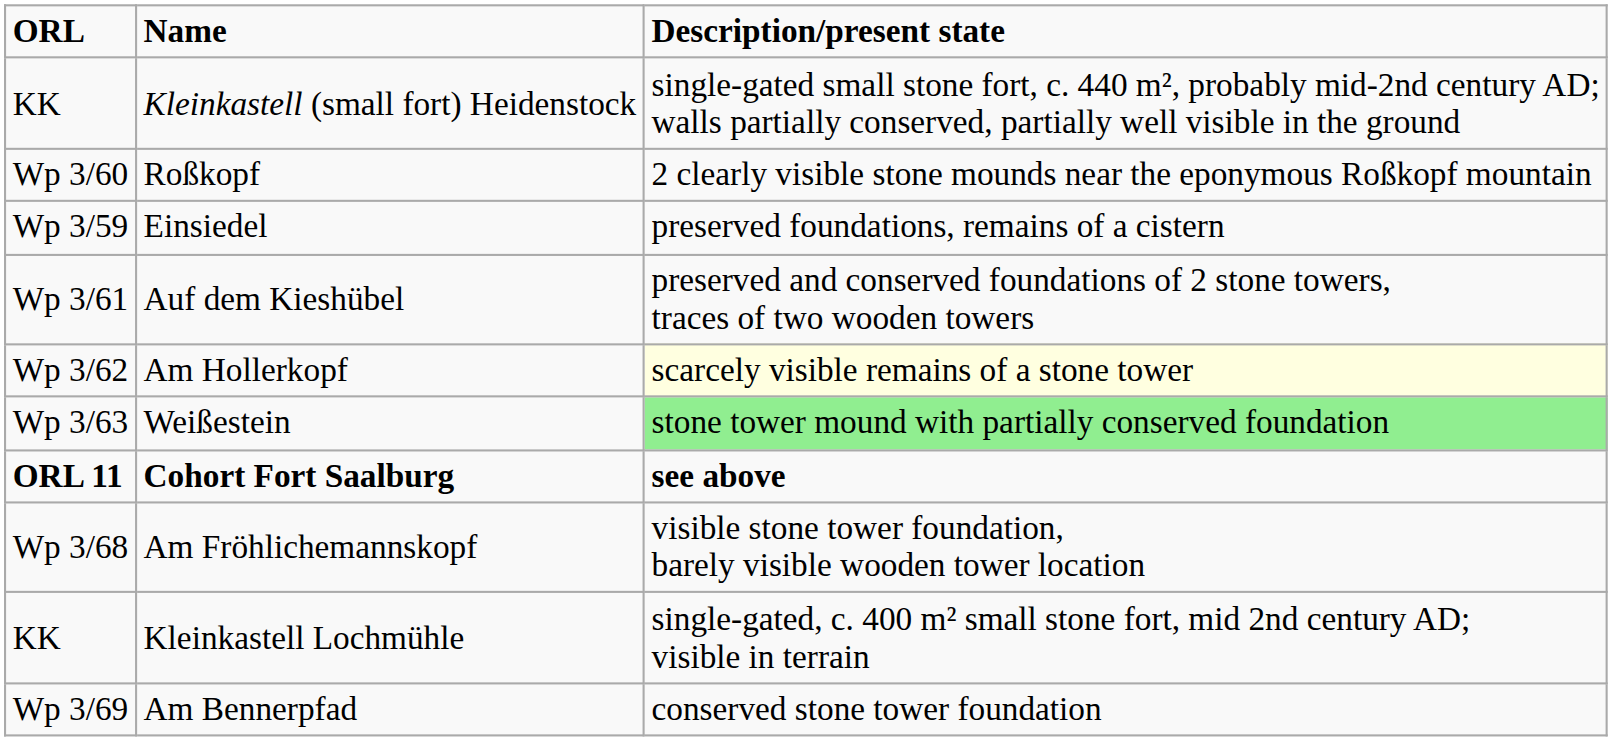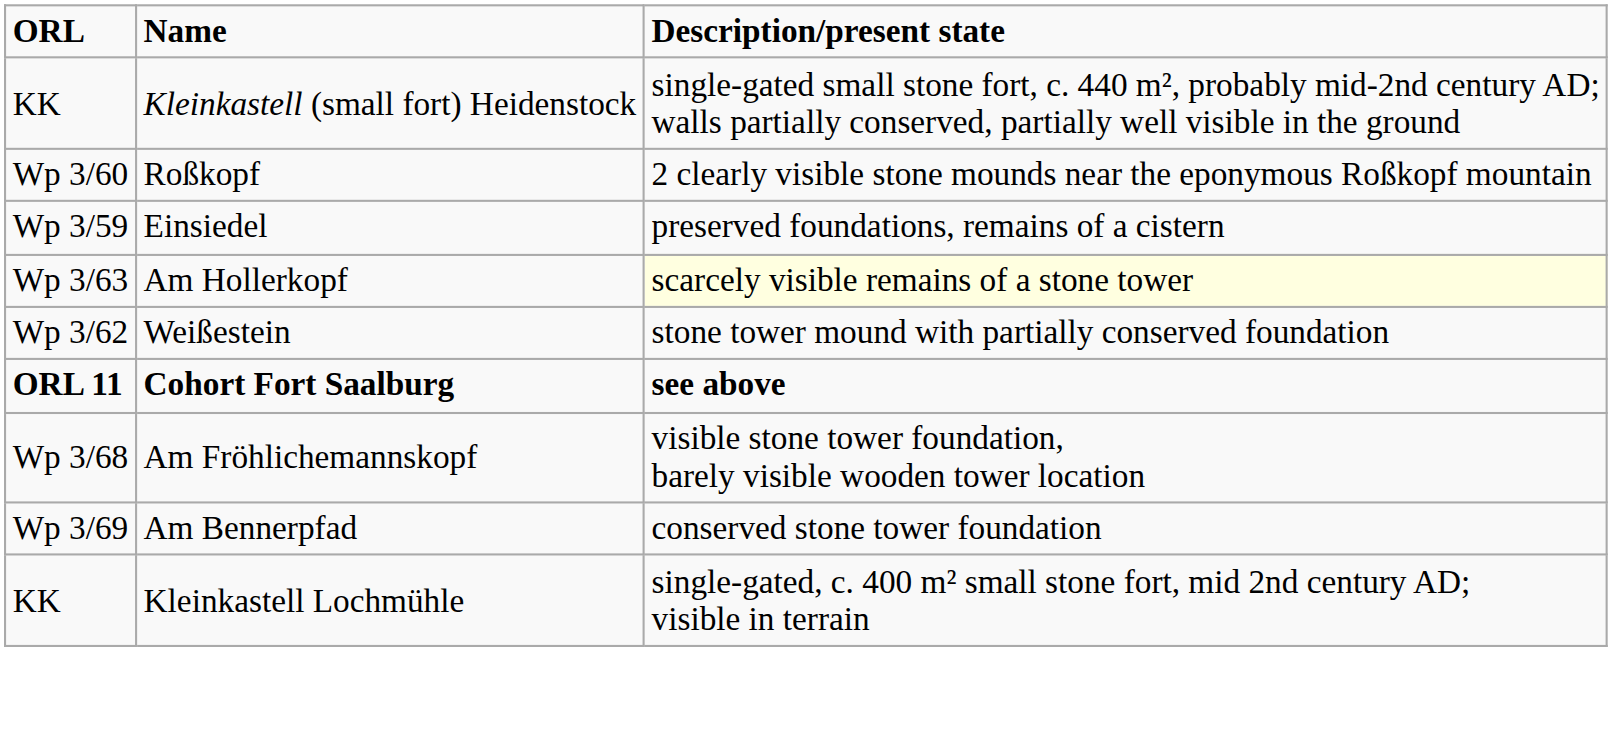- row: (274, 298)
(70, 369) Wp 3/62 -> (70, 279) Wp 3/63
(70, 422) Wp 3/63 -> (70, 332) Wp 3/62
(1020, 422) lightgreen background -> (1020, 332) no background
rows swapped: (250, 708) <-> (304, 637)
